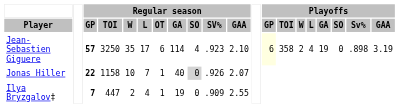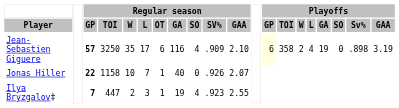(177, 49) 114 -> (177, 49) 116
(214, 49) .923 -> (214, 49) .909
(197, 73) lightgrey background -> (197, 73) no background
(147, 92) 4 -> (147, 92) 3
(197, 92) 0 -> (197, 92) 4
(214, 92) .909 -> (214, 92) .923
